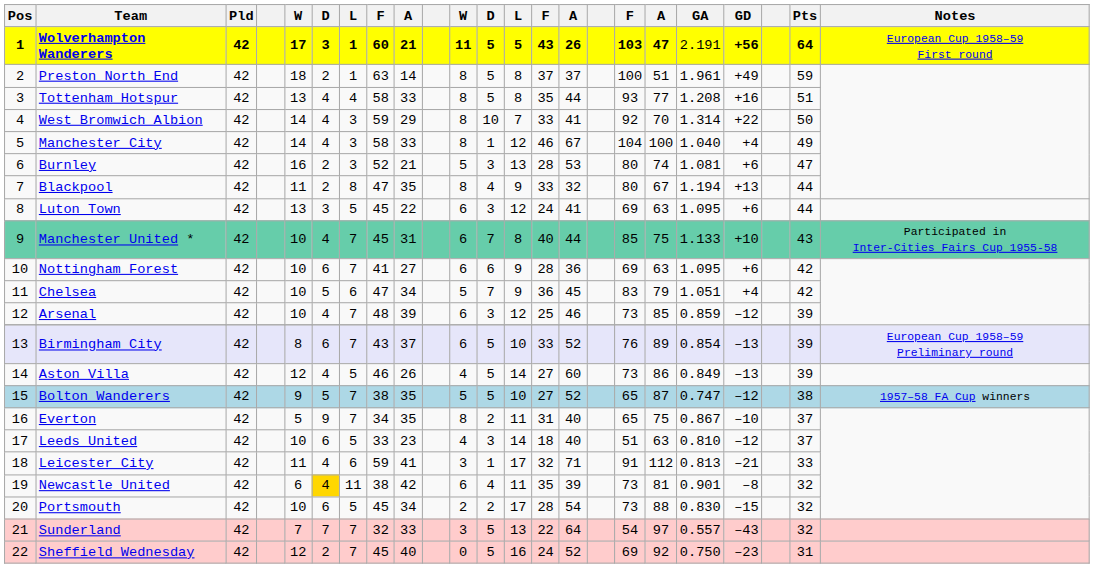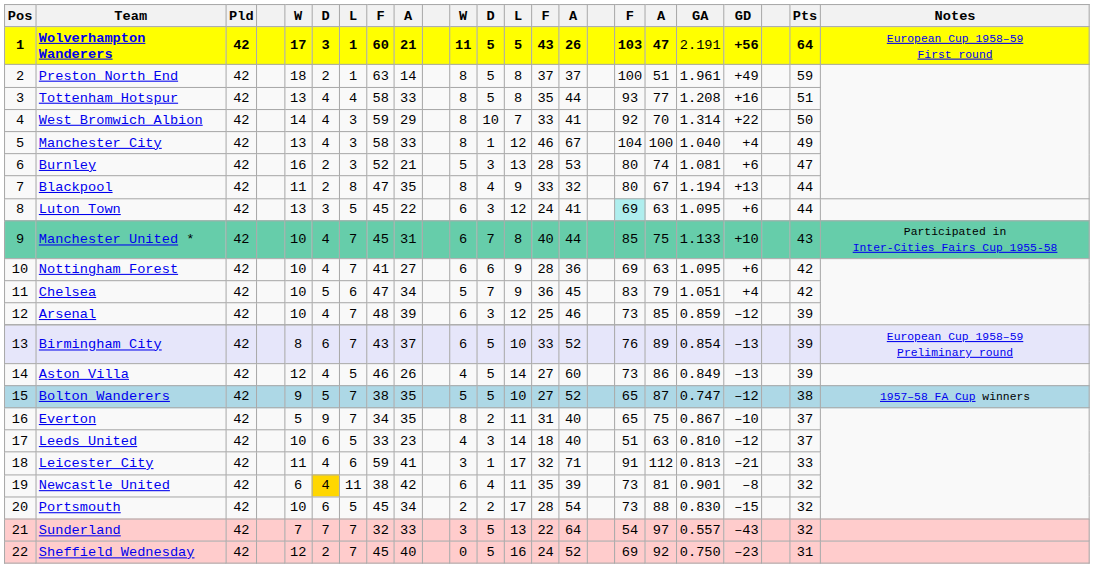(298, 143) 14 -> (298, 143) 13
(630, 209) no background -> (630, 209) paleturquoise background
(326, 270) 6 -> (326, 270) 4
